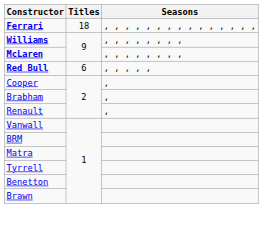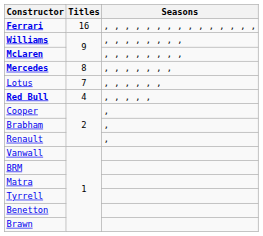(84, 26) 18 -> (84, 26) 16
+ row: (27, 68)
+ row: (20, 82)
(84, 68) 6 -> (84, 97) 4
